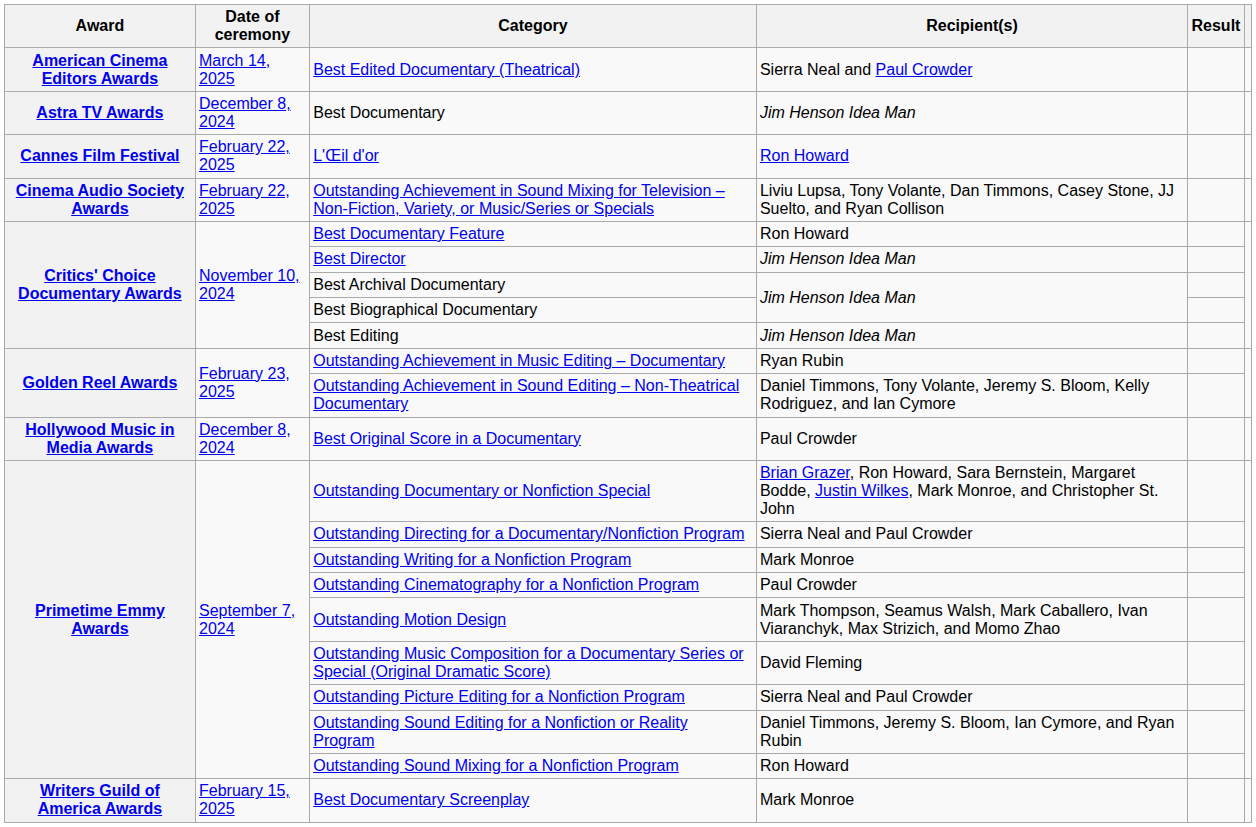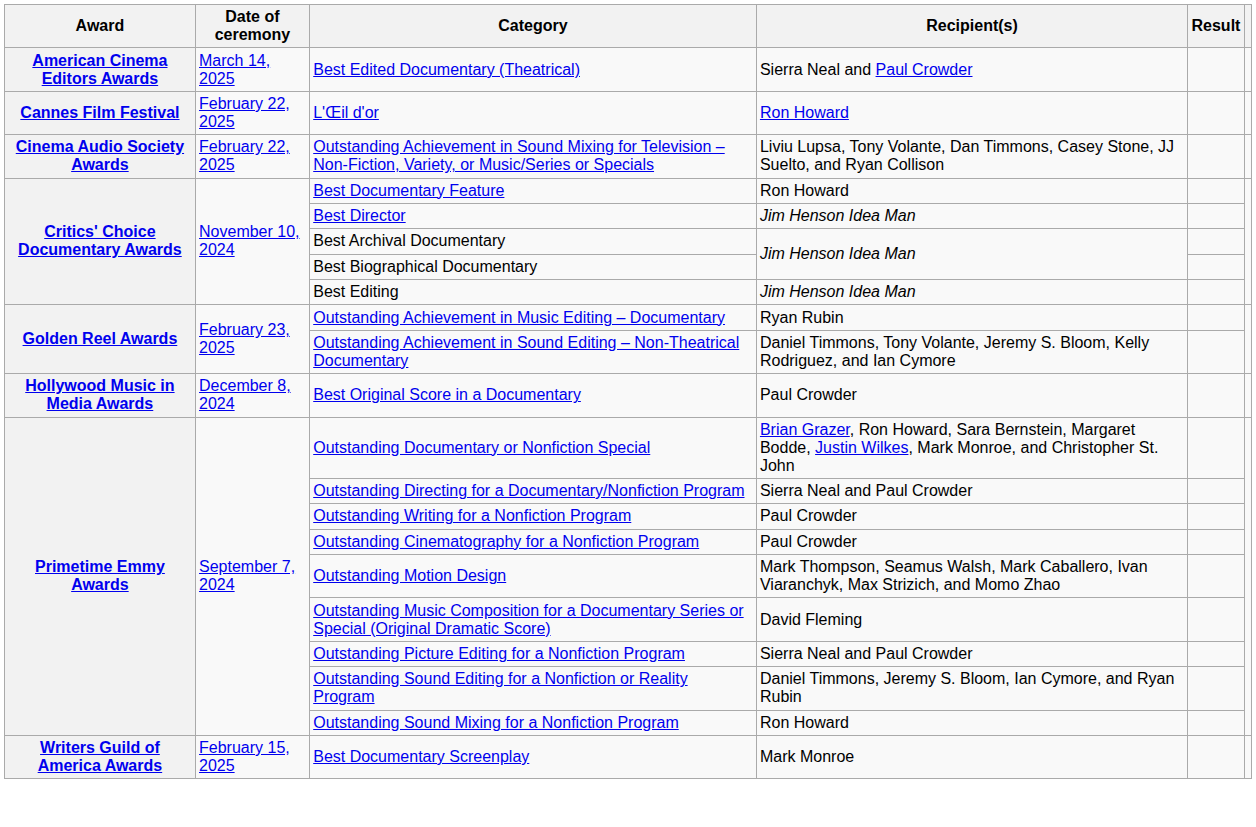- row: (379, 112)
(807, 559) Mark Monroe -> (808, 516) Paul Crowder
